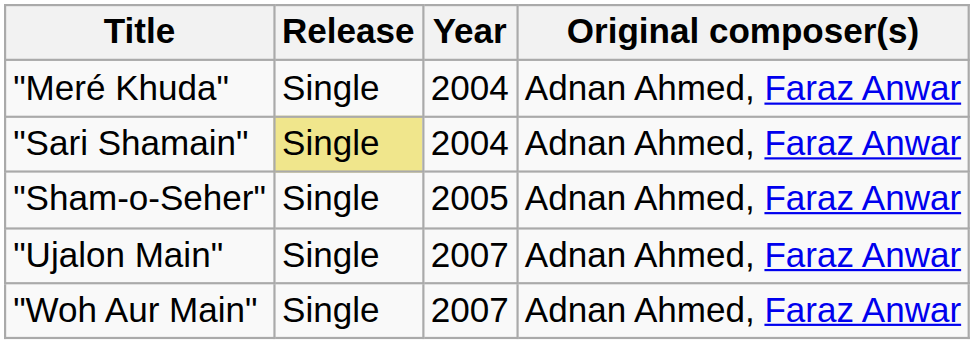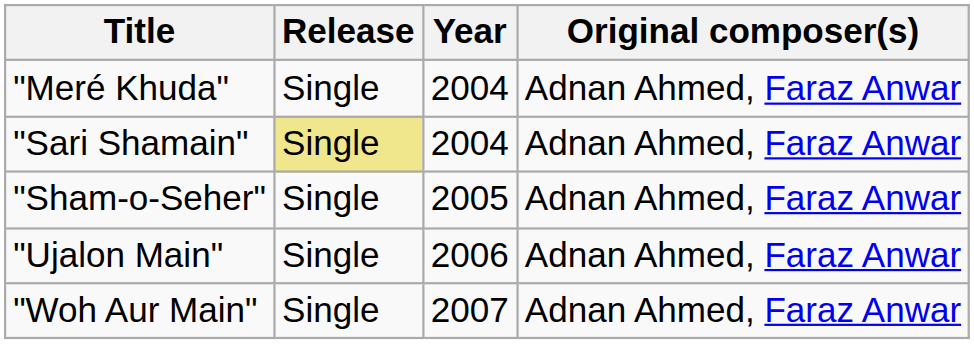(470, 254) 2007 -> (470, 254) 2006
